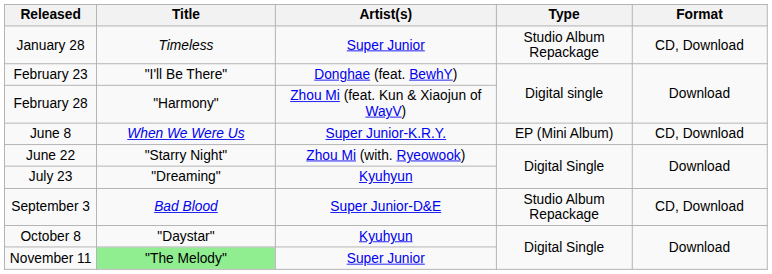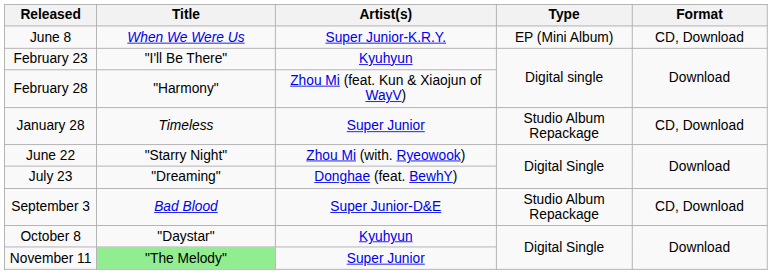rows swapped: (51, 44) <-> (51, 133)
(386, 74) Donghae (feat. BewhY) -> (386, 59) Kyuhyun
(386, 177) Kyuhyun -> (386, 177) Donghae (feat. BewhY)
